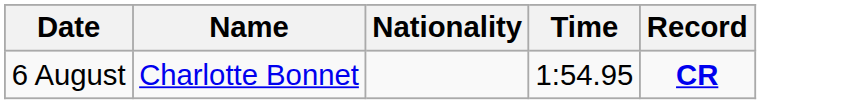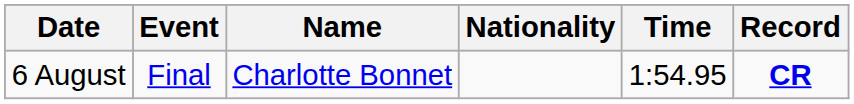+ column: (179, 27)
